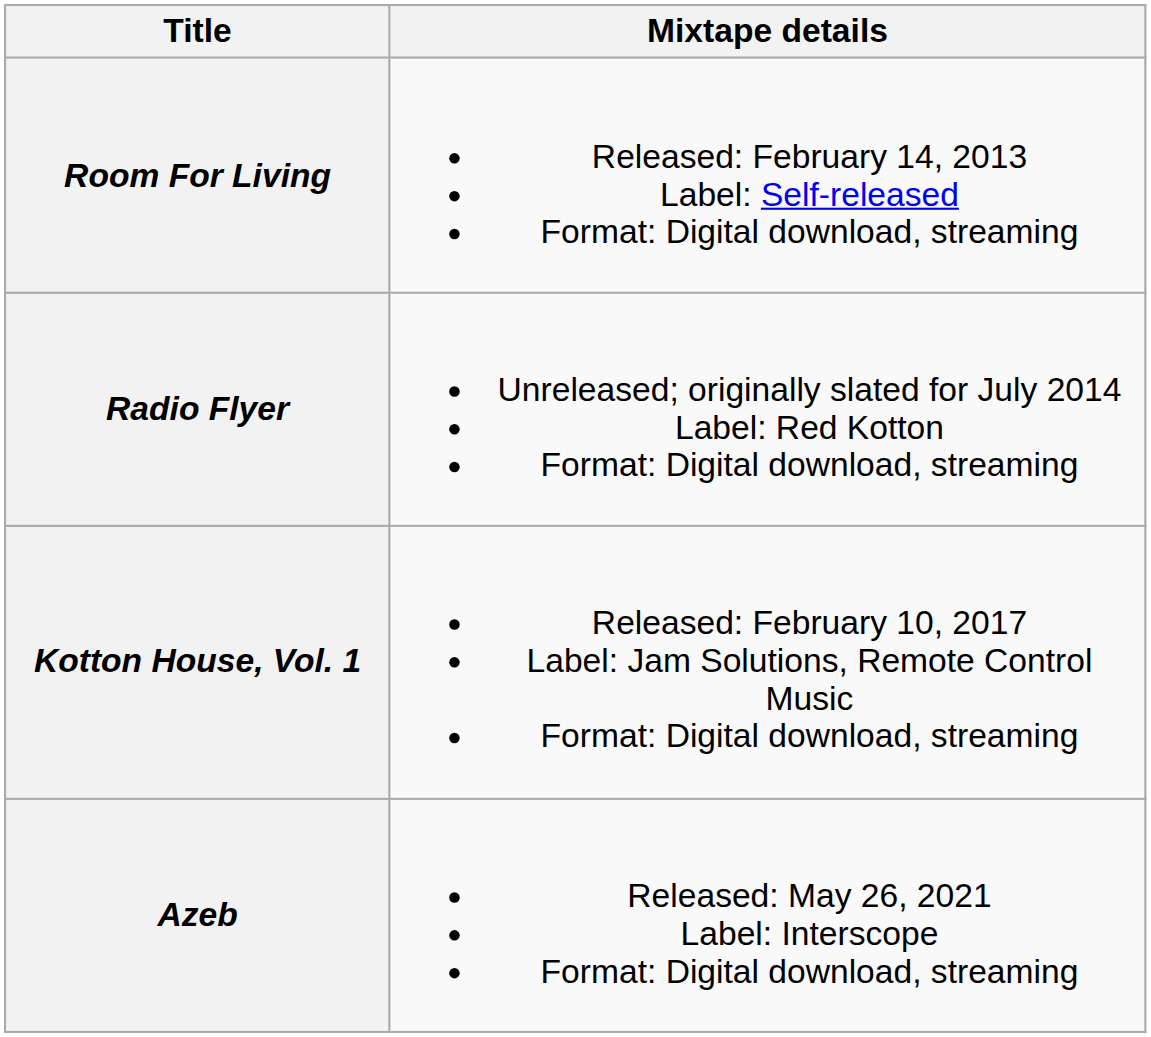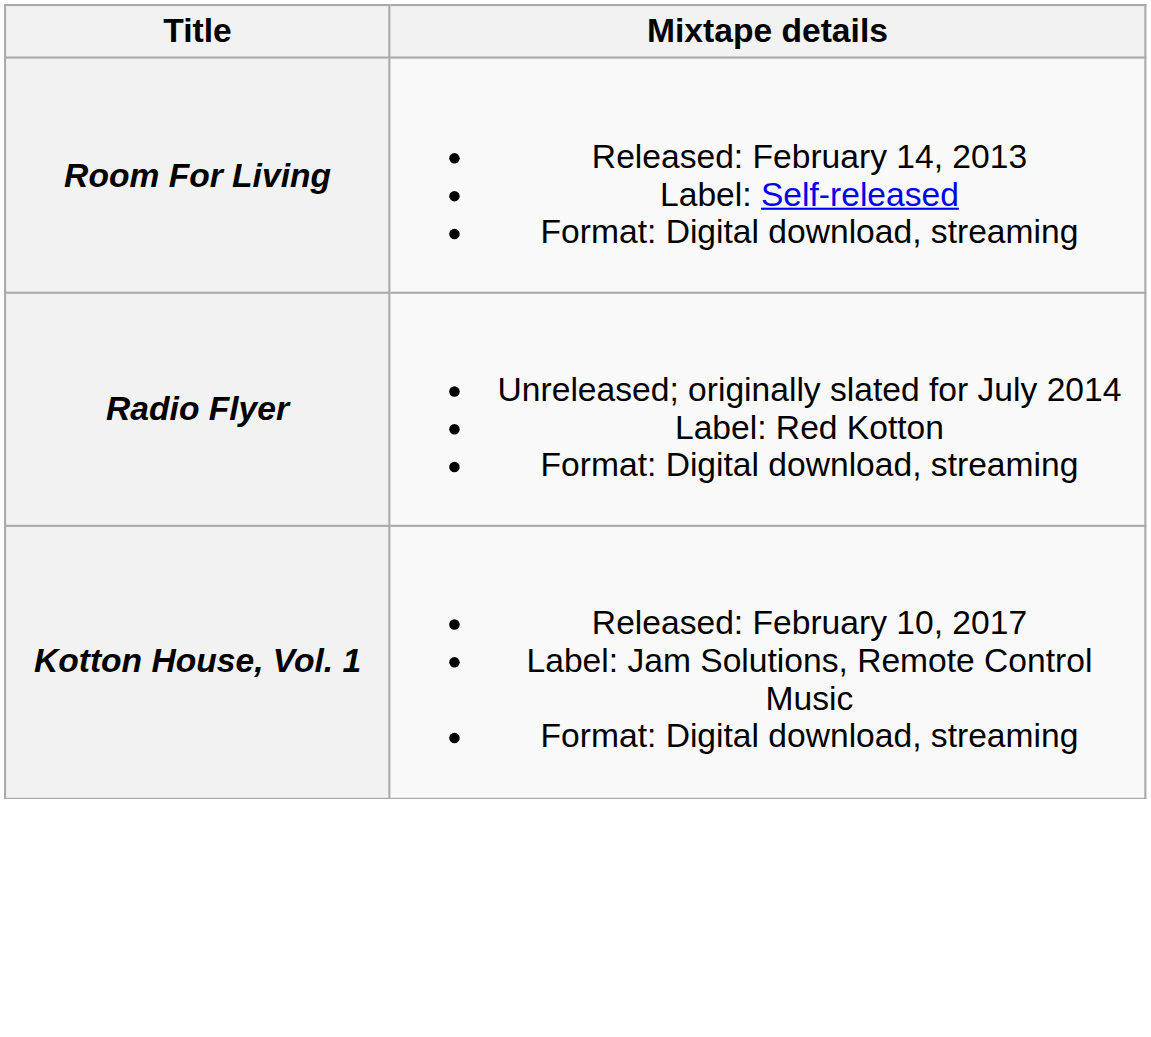- row: (198, 914)
